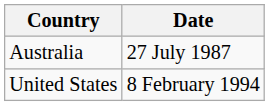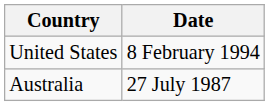rows swapped: (46, 52) <-> (63, 84)
